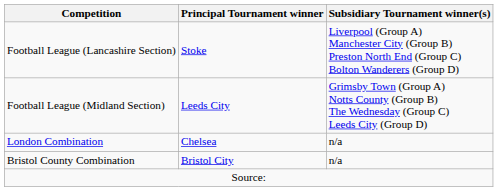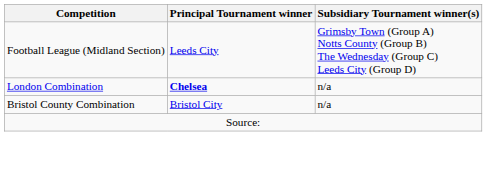- row: (91, 50)
(199, 142) normal -> (188, 86) bold
